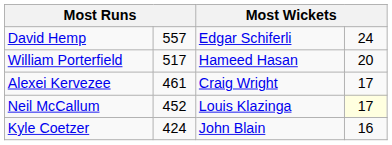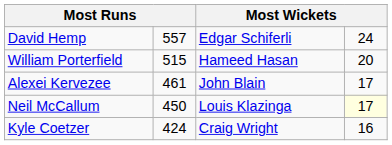(174, 60) 517 -> (174, 60) 515
(238, 83) Craig Wright -> (232, 83) John Blain
(174, 106) 452 -> (174, 106) 450
(232, 128) John Blain -> (238, 128) Craig Wright
